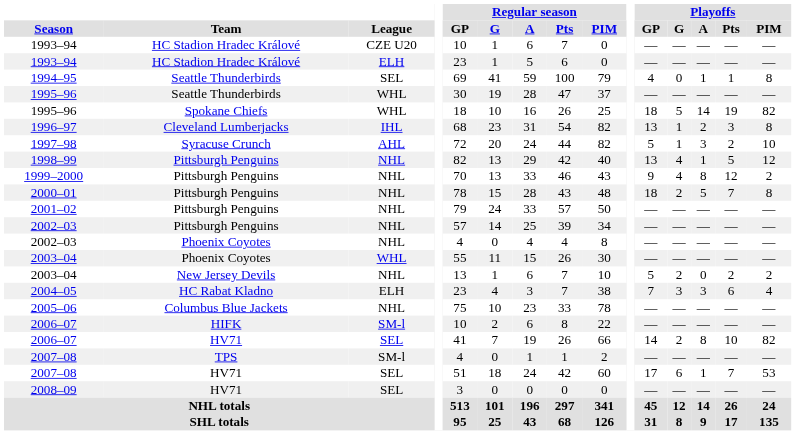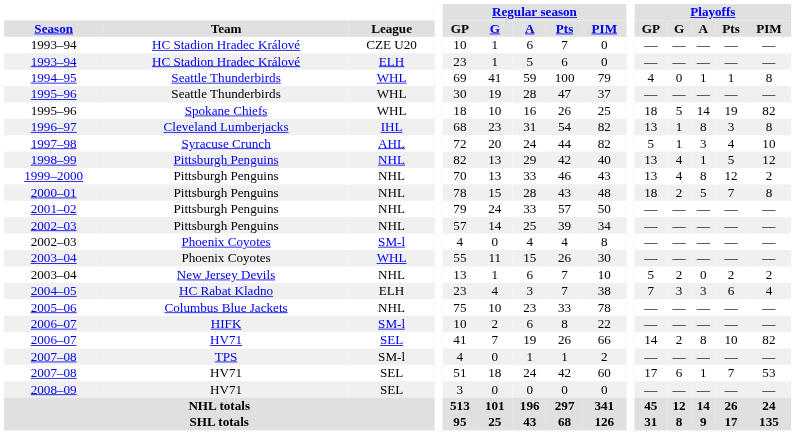(392, 77) SEL -> (392, 77) WHL
(703, 127) 2 -> (703, 127) 8
(731, 143) 2 -> (731, 143) 4
(651, 176) 9 -> (651, 176) 13
(392, 241) NHL -> (392, 241) SM-l
